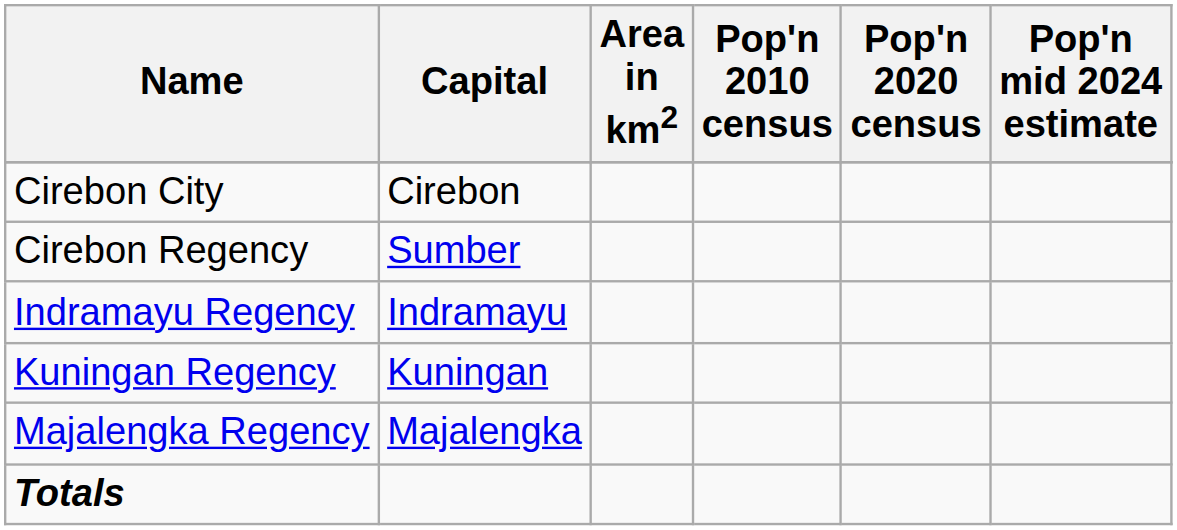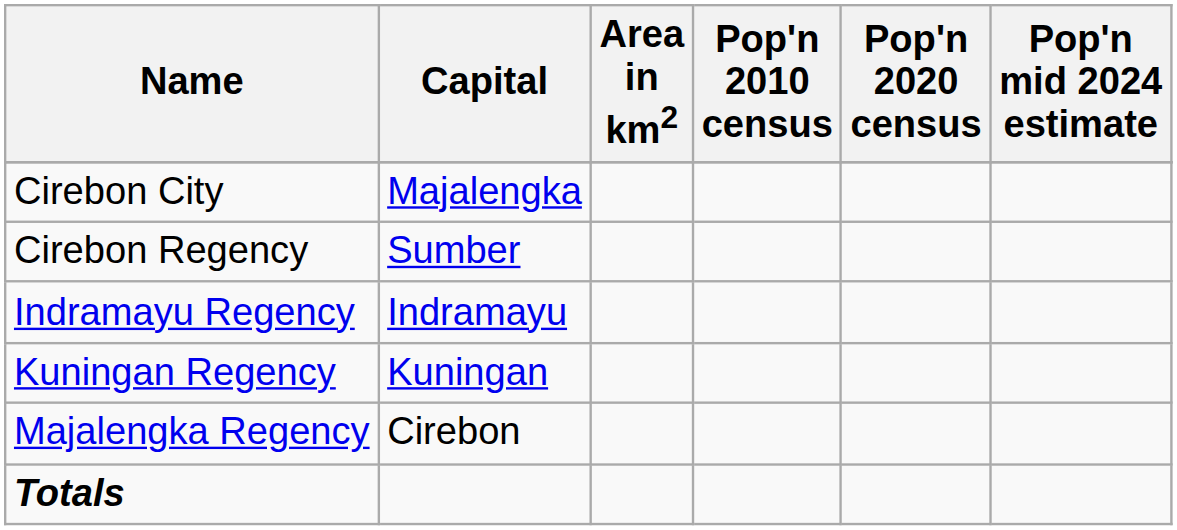(454, 191) Cirebon -> (485, 191) Majalengka
(485, 432) Majalengka -> (454, 432) Cirebon
